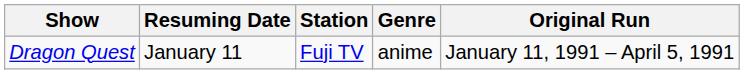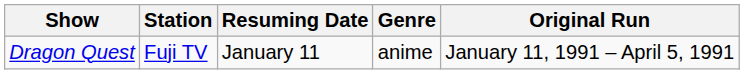columns swapped: (334, 20) <-> (217, 20)
